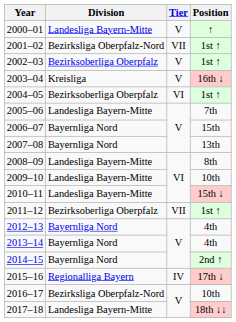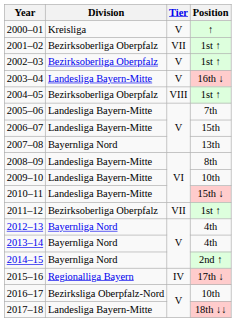(100, 29) Landesliga Bayern-Mitte -> (67, 29) Kreisliga
(106, 45) Bezirksliga Oberpfalz-Nord -> (103, 45) Bezirksoberliga Oberpfalz
(67, 78) Kreisliga -> (100, 78) Landesliga Bayern-Mitte
(179, 95) VI -> (179, 95) VIII
(83, 128) Bayernliga Nord -> (100, 128) Landesliga Bayern-Mitte
